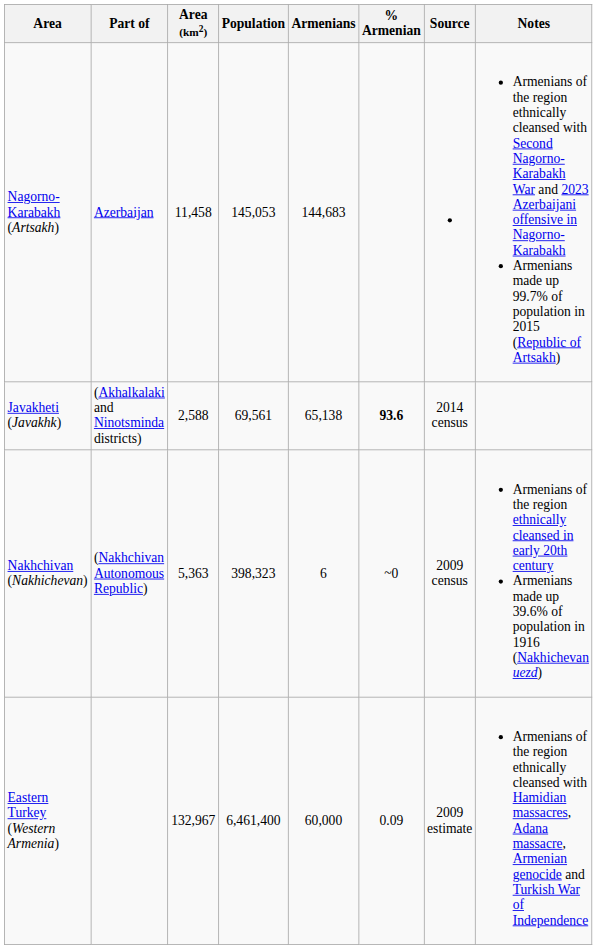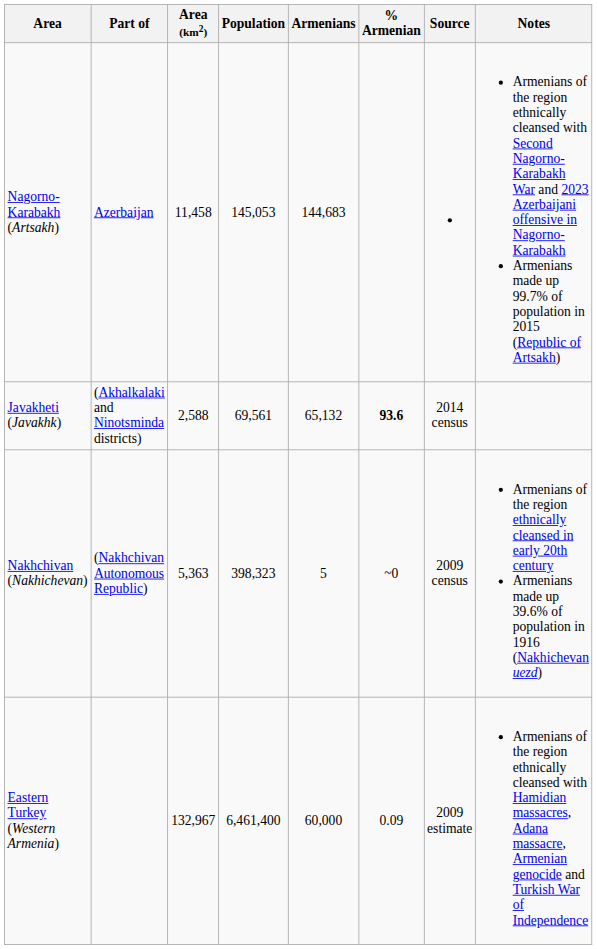(323, 415) 65,138 -> (323, 415) 65,132
(323, 573) 6 -> (323, 573) 5
